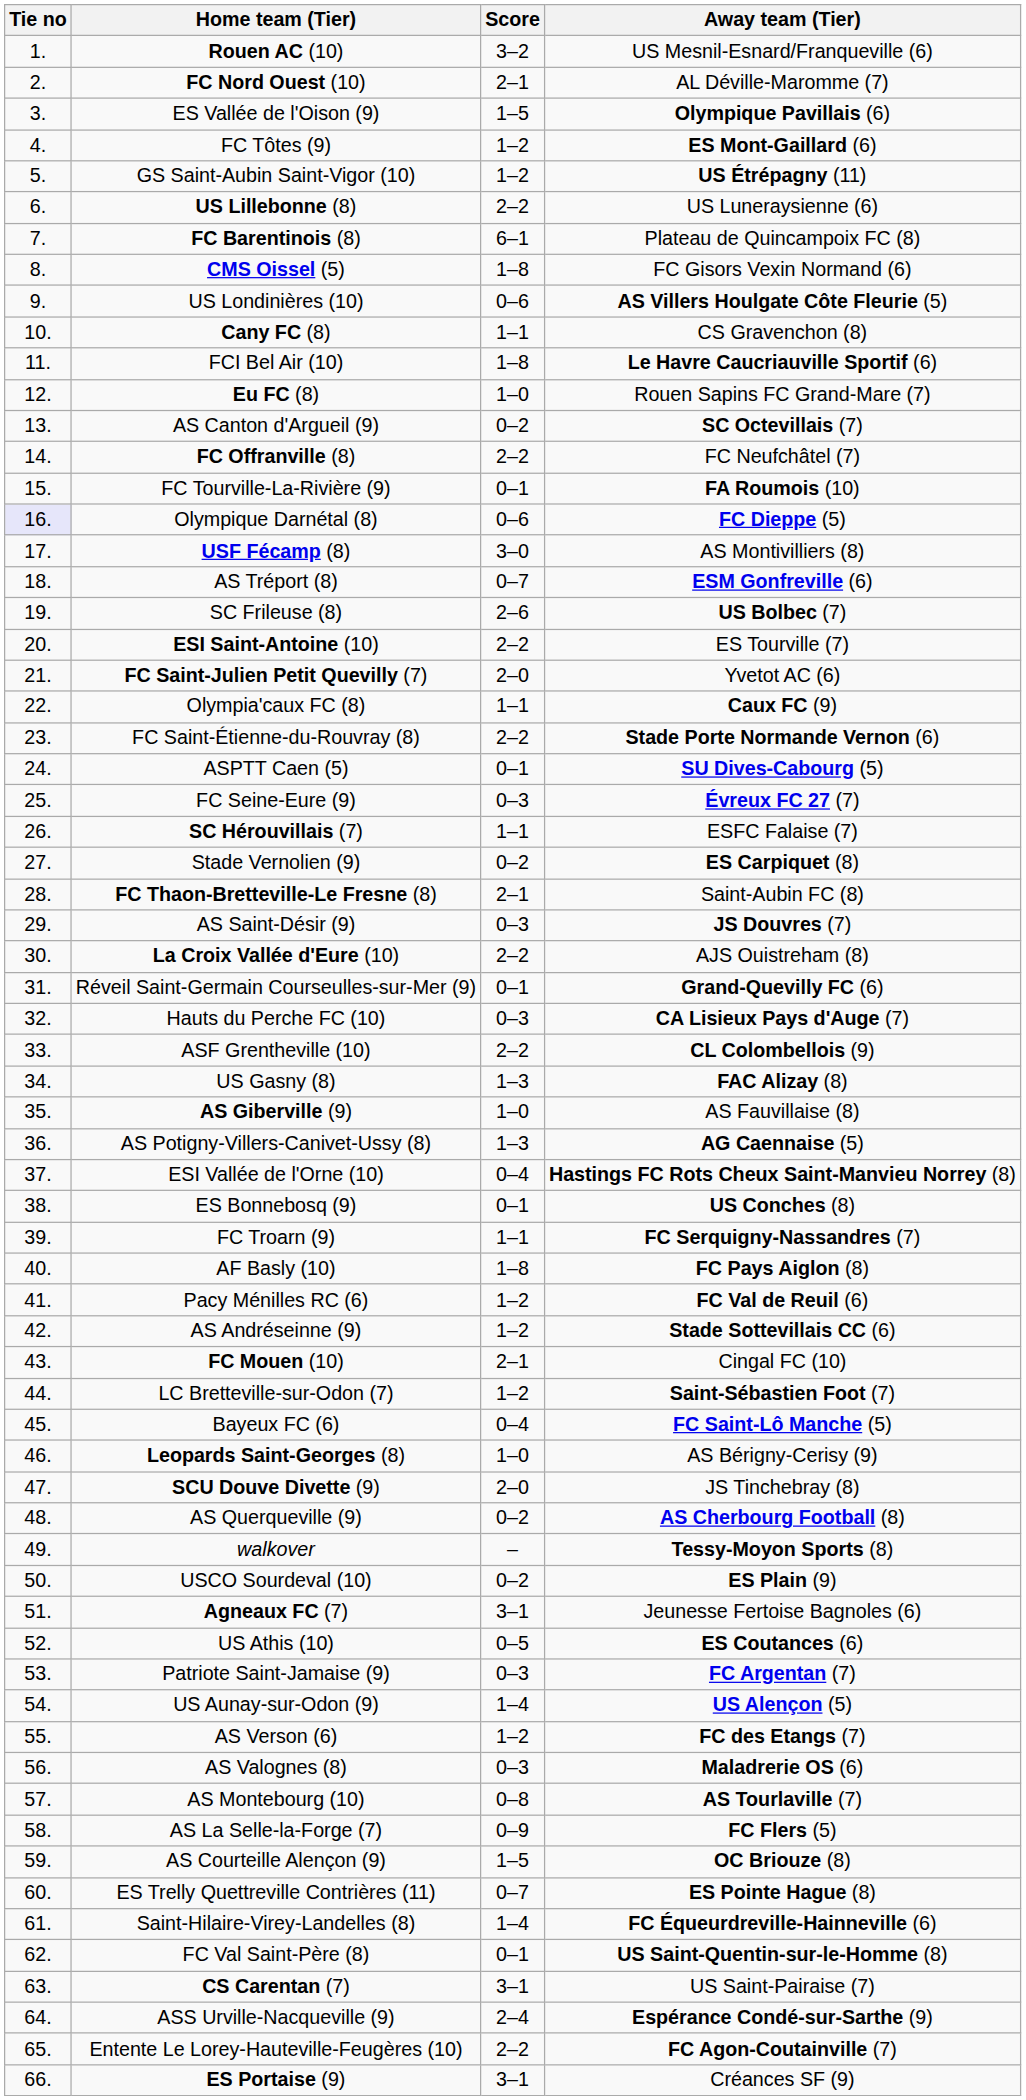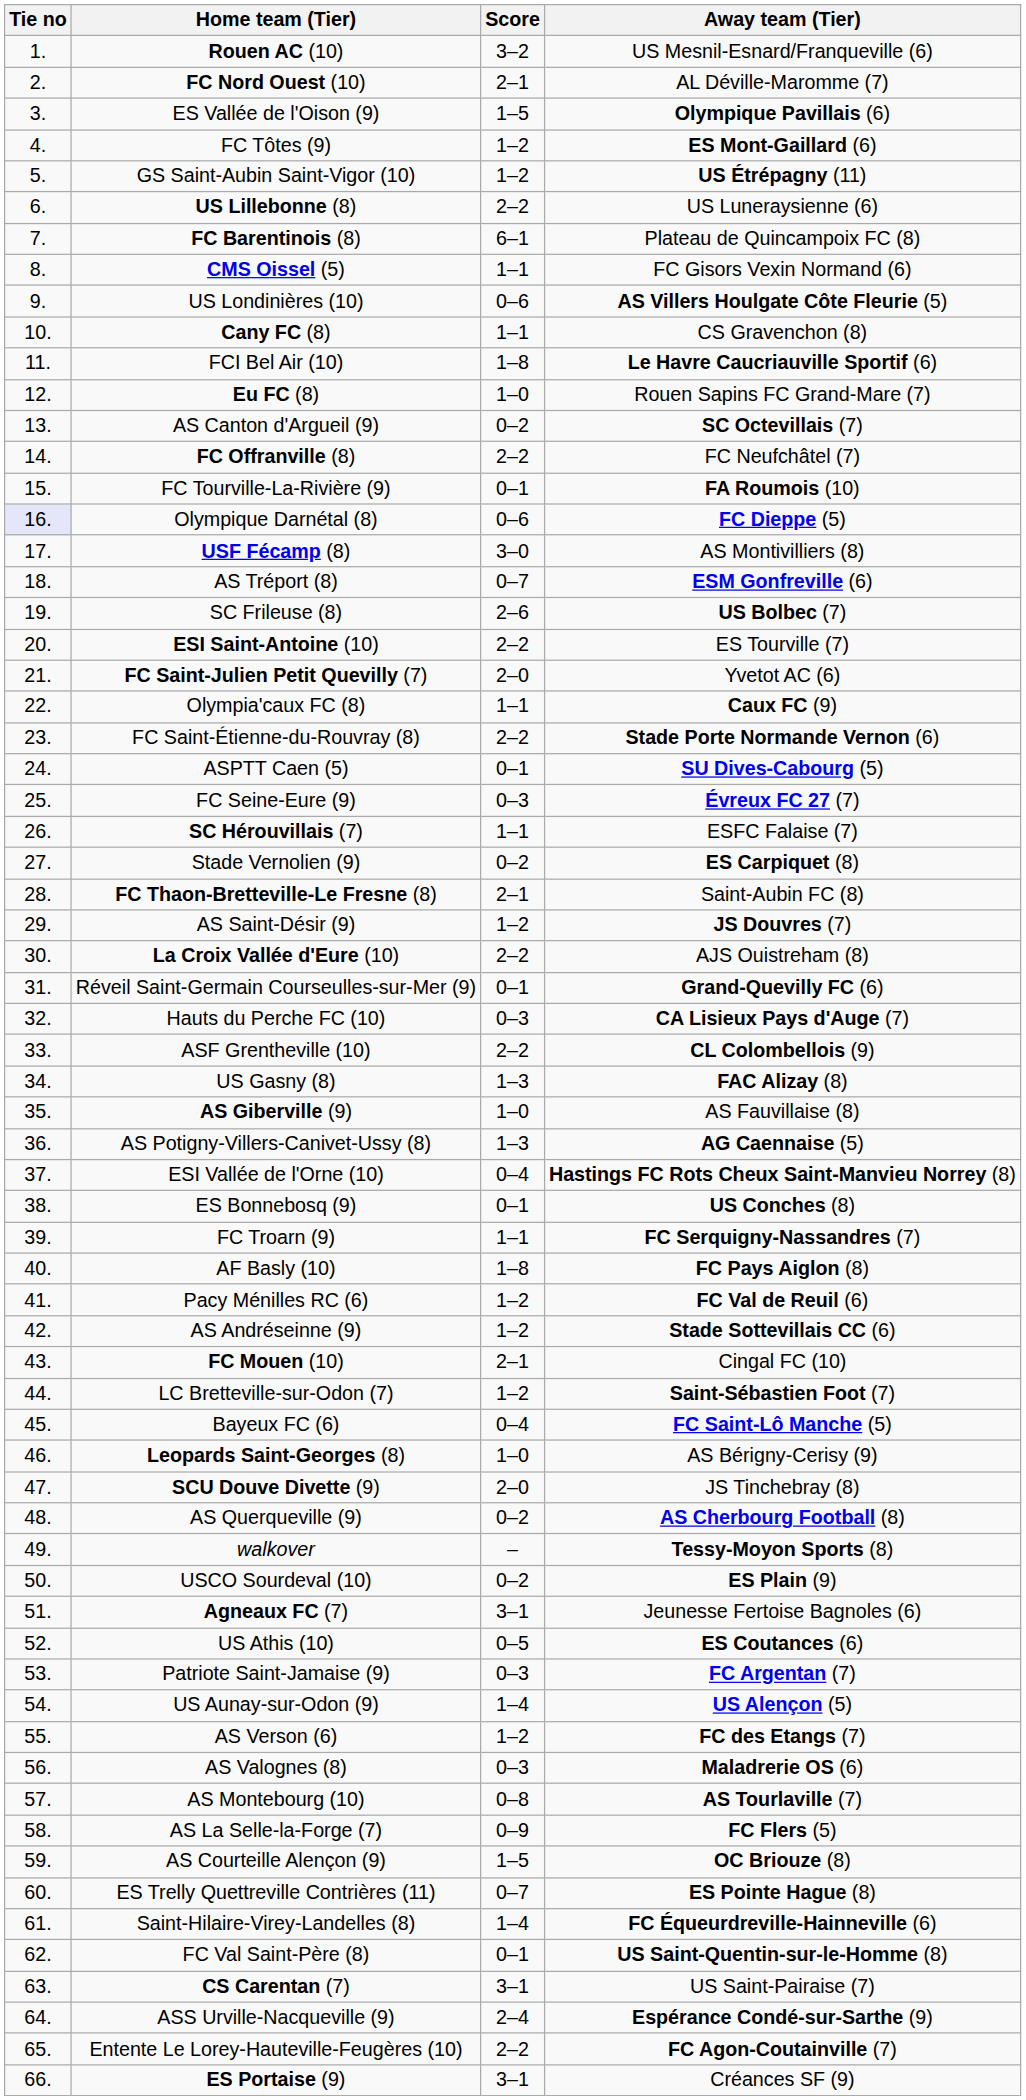(512, 269) 1–8 -> (512, 269) 1–1
(512, 925) 0–3 -> (512, 925) 1–2
